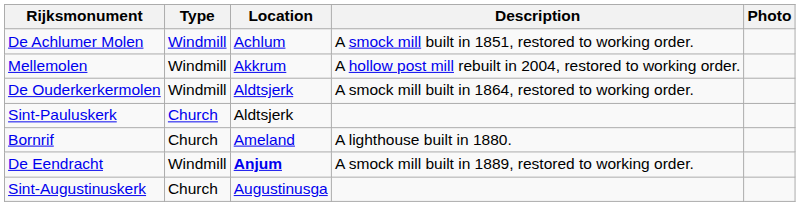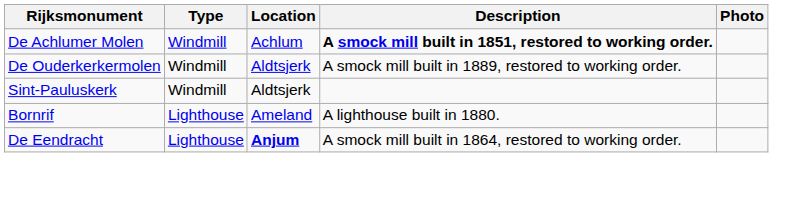(514, 41) normal -> (518, 41) bold
- row: (48, 66)
(514, 90) A smock mill built in 1864, restored to working order. -> (502, 66) A smock mill built in 1889, restored to working order.
(193, 115) Church -> (197, 90) Windmill
(193, 139) Church -> (206, 115) Lighthouse
(197, 164) Windmill -> (206, 139) Lighthouse
(514, 164) A smock mill built in 1889, restored to working order. -> (502, 139) A smock mill built in 1864, restored to working order.
- row: (77, 189)
